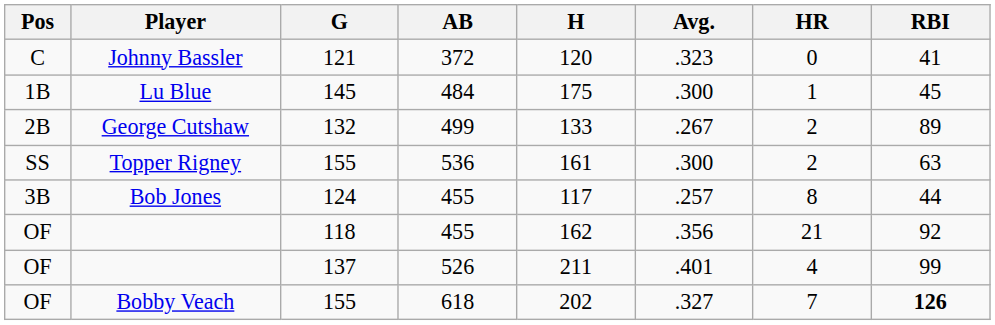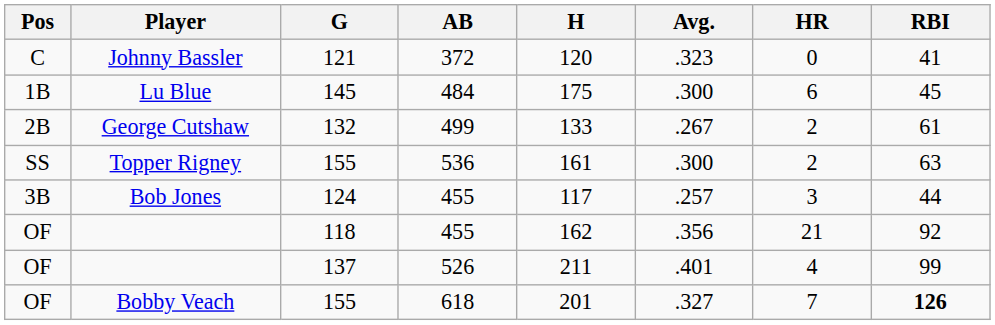(812, 92) 1 -> (812, 92) 6
(930, 127) 89 -> (930, 127) 61
(812, 197) 8 -> (812, 197) 3
(576, 302) 202 -> (576, 302) 201
